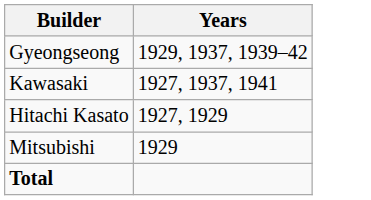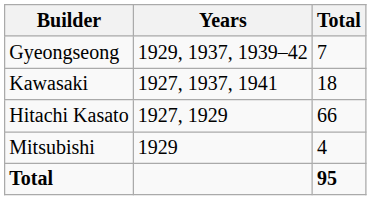+ column: (339, 20)
